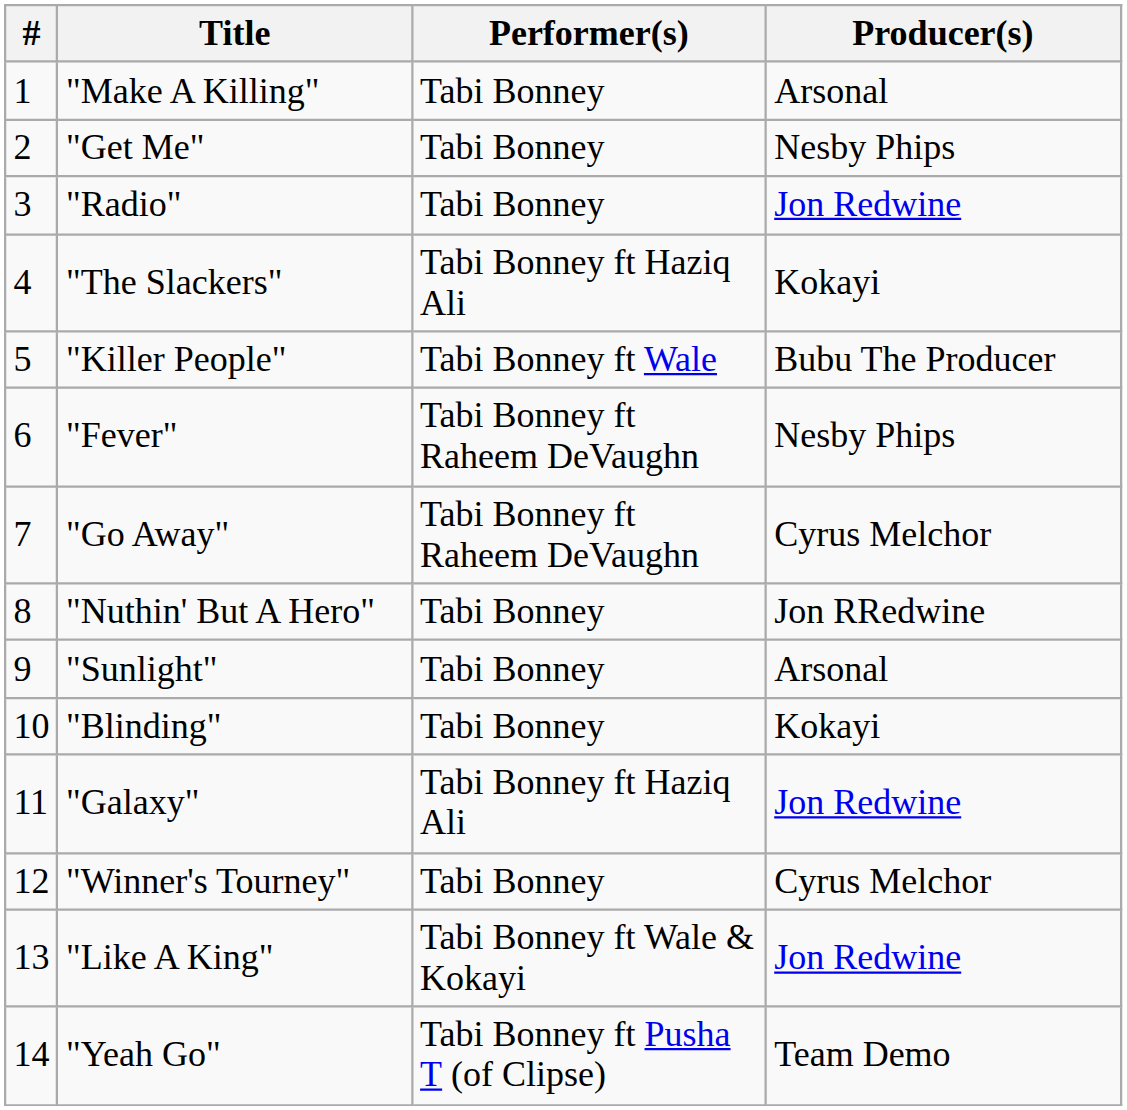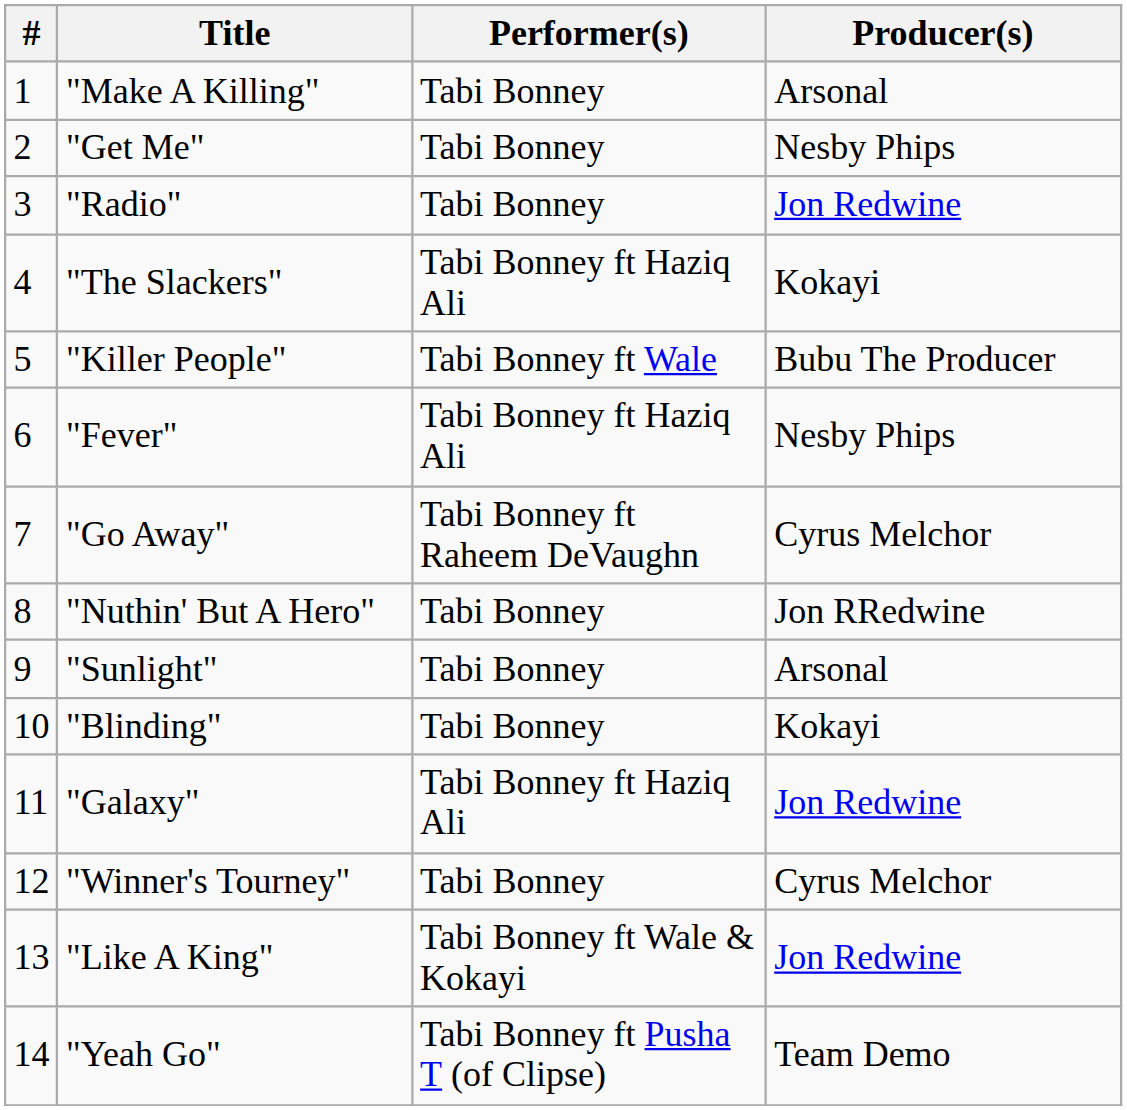(560, 436) Tabi Bonney ft Raheem DeVaughn -> (575, 436) Tabi Bonney ft Haziq Ali
